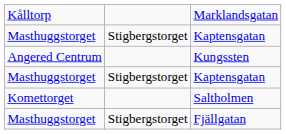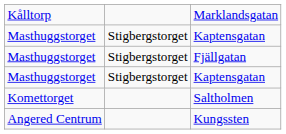rows swapped: (55, 56) <-> (51, 118)
